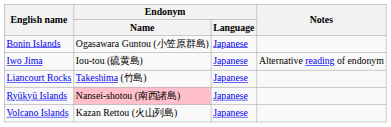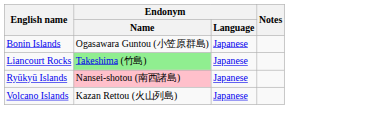- row: (25, 61)
(111, 78) no background -> (111, 61) lightgreen background
